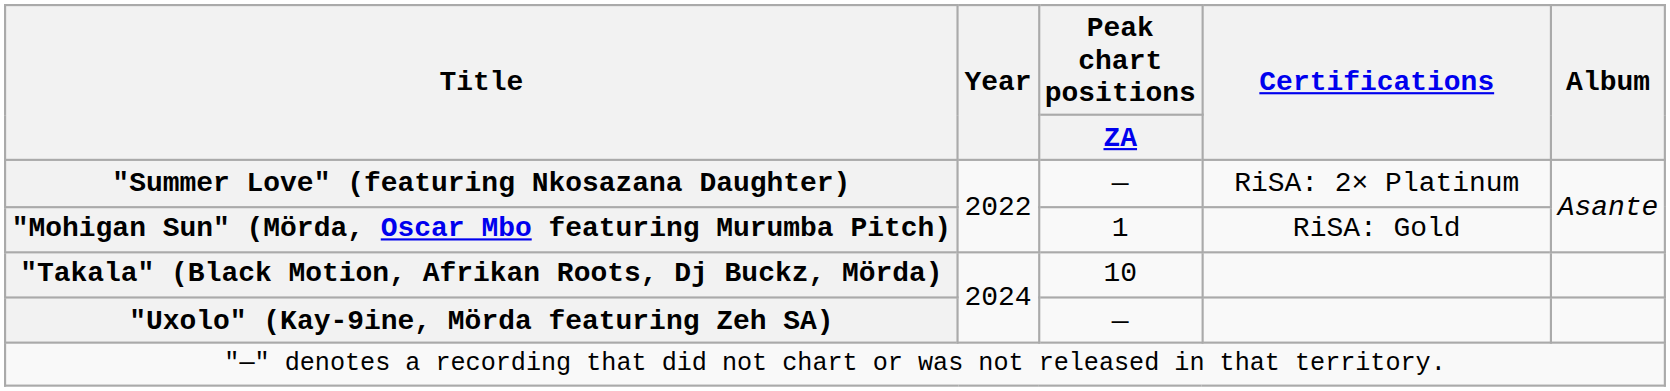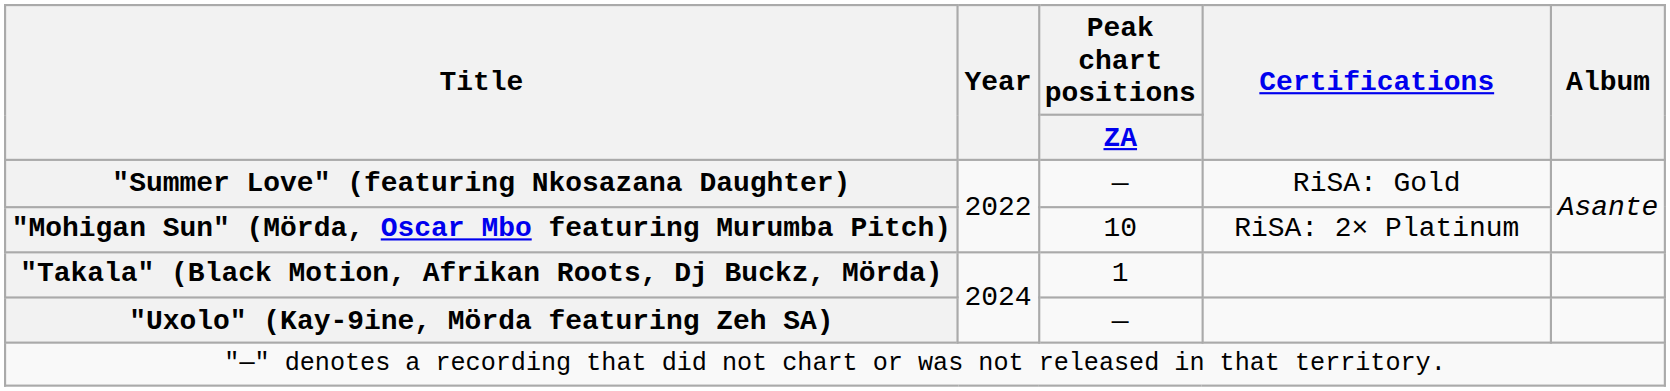(1377, 183) RiSA: 2× Platinum -> (1377, 183) RiSA: Gold
(1120, 229) 1 -> (1120, 229) 10
(1377, 229) RiSA: Gold -> (1377, 229) RiSA: 2× Platinum
(1120, 275) 10 -> (1120, 275) 1
